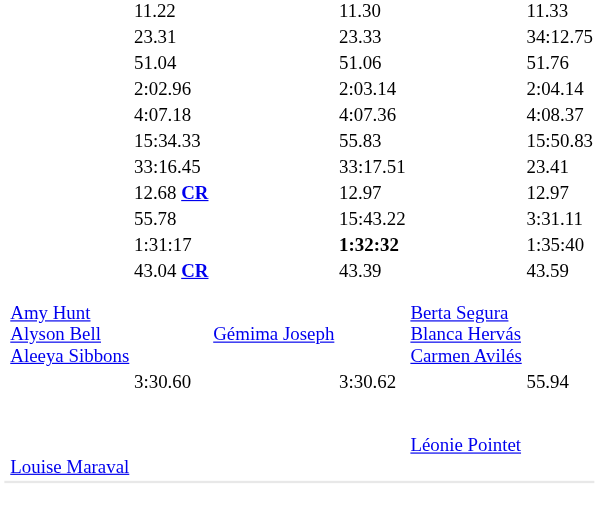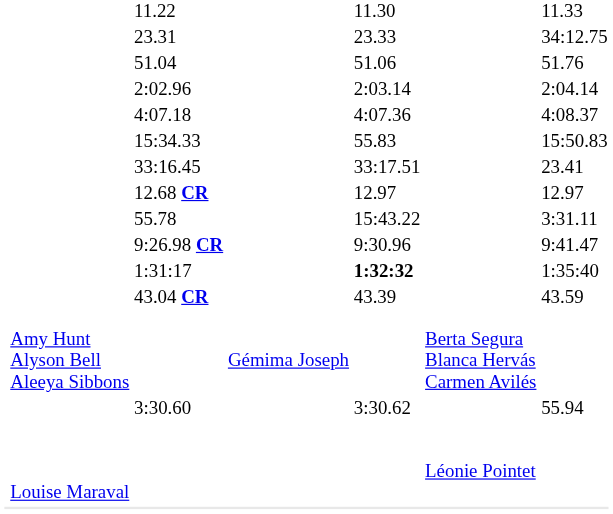+ row: (179, 244)
